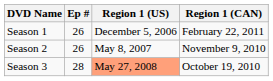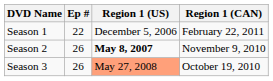(78, 31) 26 -> (78, 31) 22
(123, 48) normal -> (124, 48) bold
(78, 66) 28 -> (78, 66) 26
